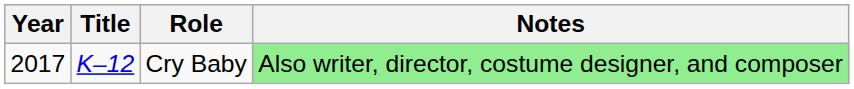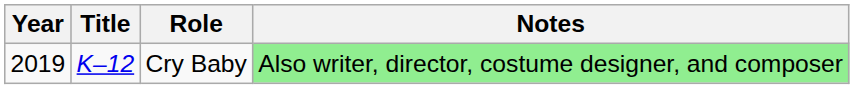(38, 63) 2017 -> (38, 63) 2019
